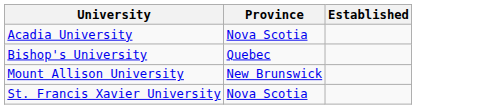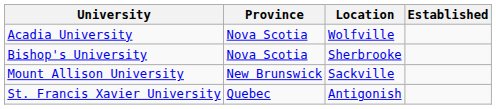+ column: (365, 14)
(249, 54) Quebec -> (267, 54) Nova Scotia
(267, 94) Nova Scotia -> (249, 94) Quebec
